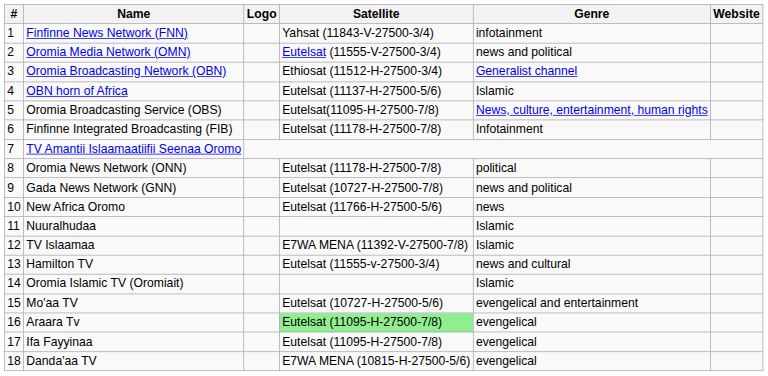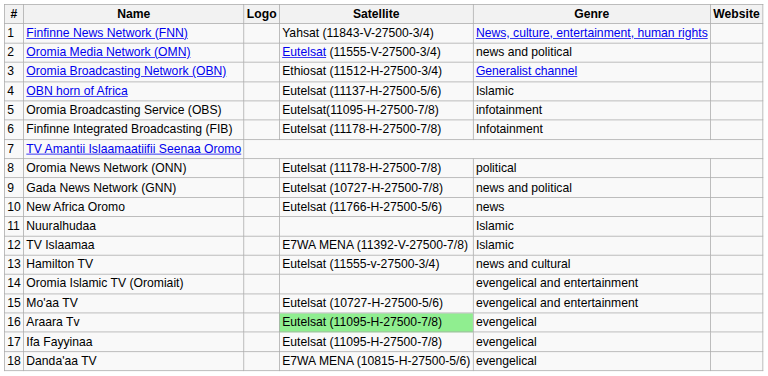(509, 33) infotainment -> (592, 33) News, culture, entertainment, human rights
(592, 110) News, culture, entertainment, human rights -> (509, 110) infotainment
(495, 284) Islamic -> (557, 284) evengelical and entertainment
